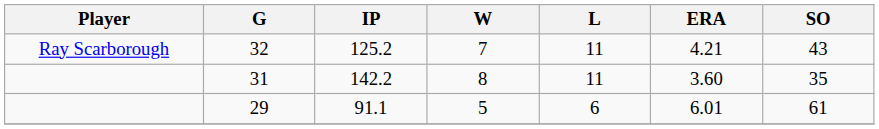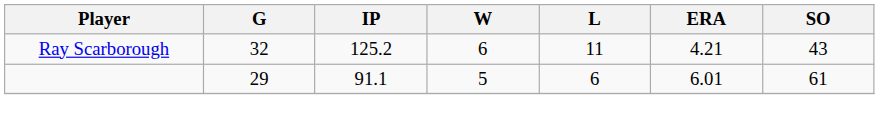(483, 49) 7 -> (483, 49) 6
- row: (259, 78)
